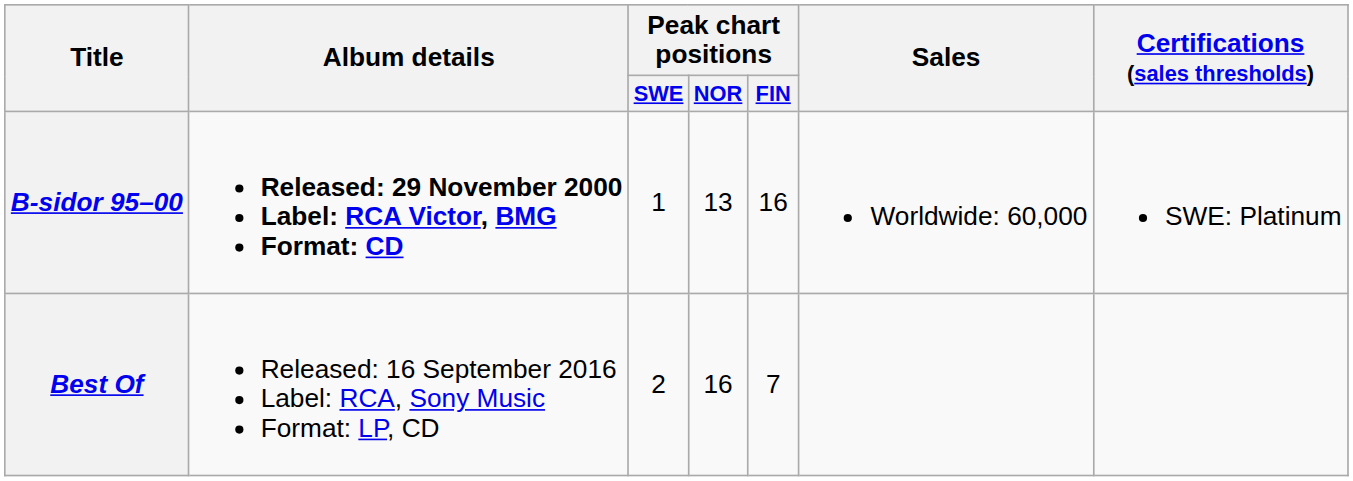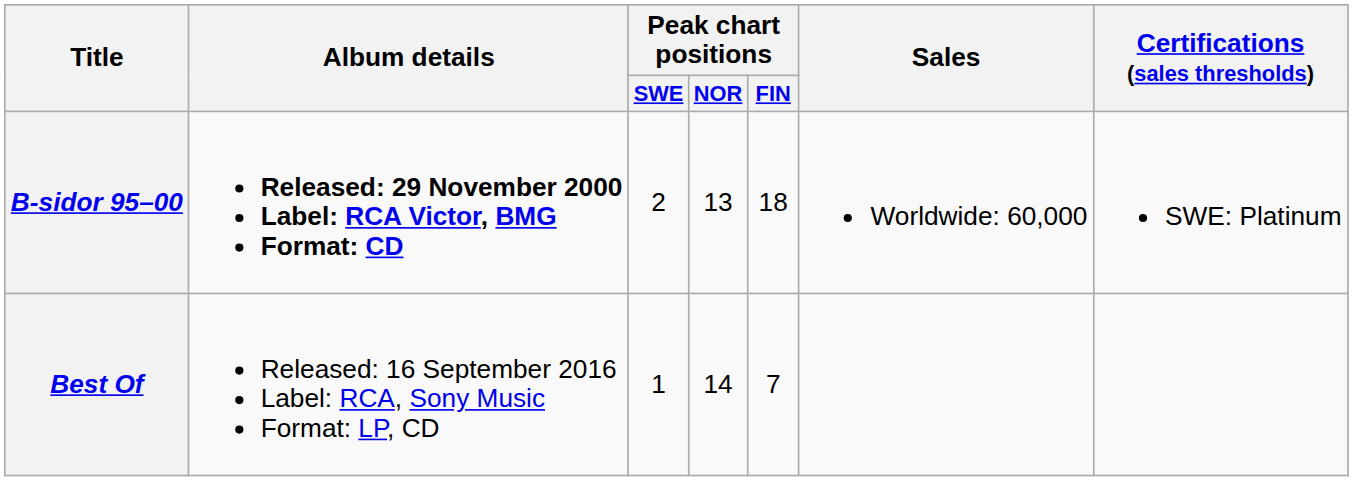(659, 201) 1 -> (659, 201) 2
(773, 201) 16 -> (773, 201) 18
(659, 384) 2 -> (659, 384) 1
(718, 384) 16 -> (718, 384) 14
